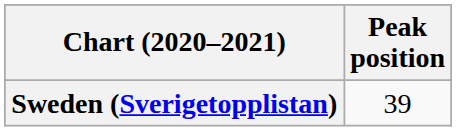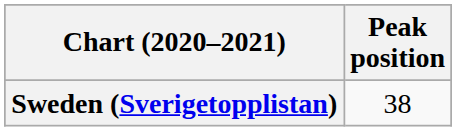(398, 102) 39 -> (398, 102) 38
